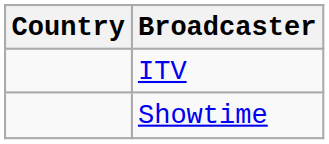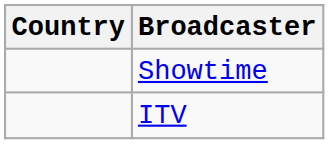rows swapped: (162, 71) <-> (203, 115)
